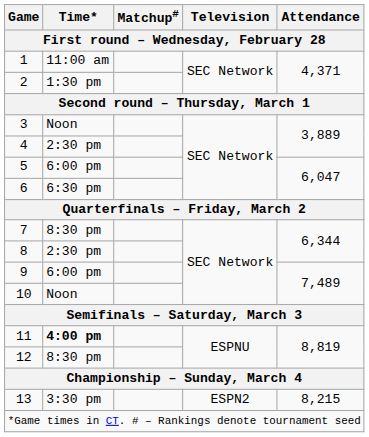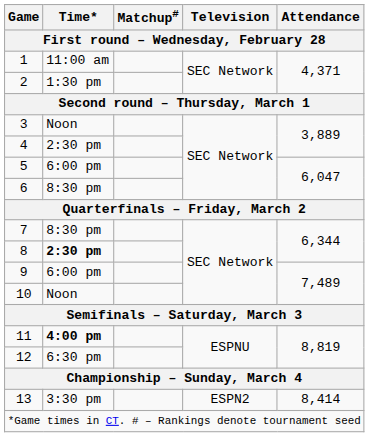(74, 189) 6:30 pm -> (74, 189) 8:30 pm
(74, 252) normal -> (74, 252) bold
(74, 358) 8:30 pm -> (74, 358) 6:30 pm
(321, 400) 8,215 -> (321, 400) 8,414
